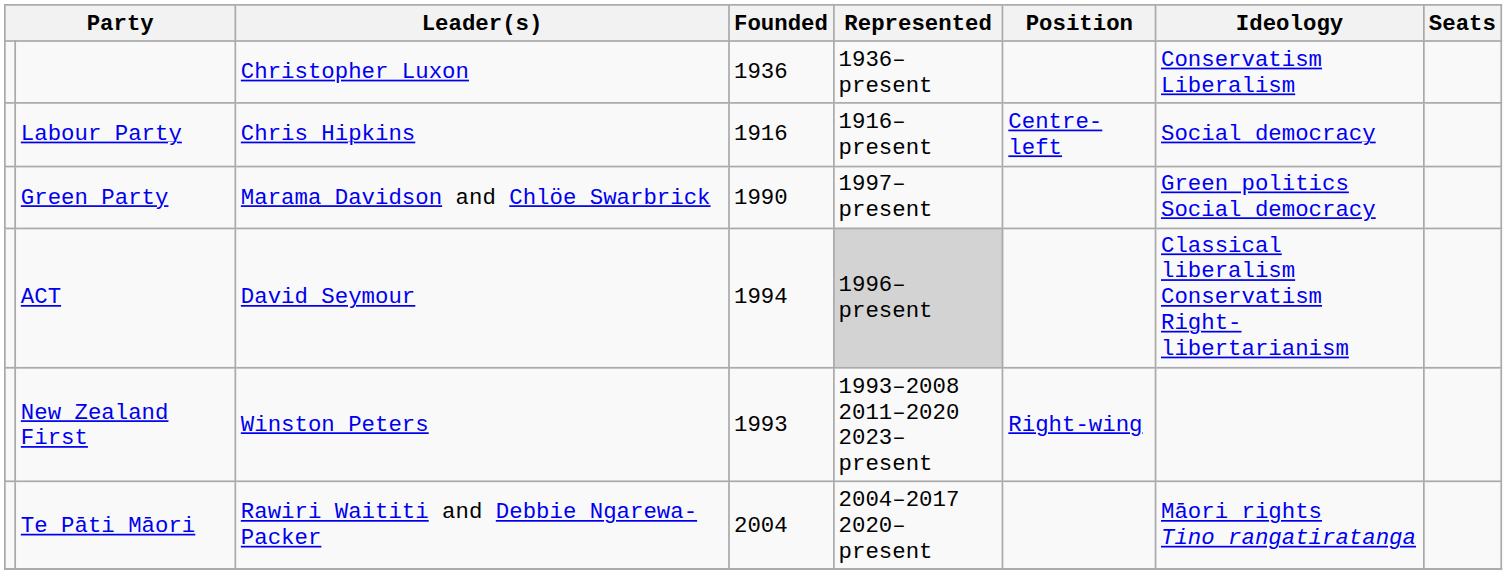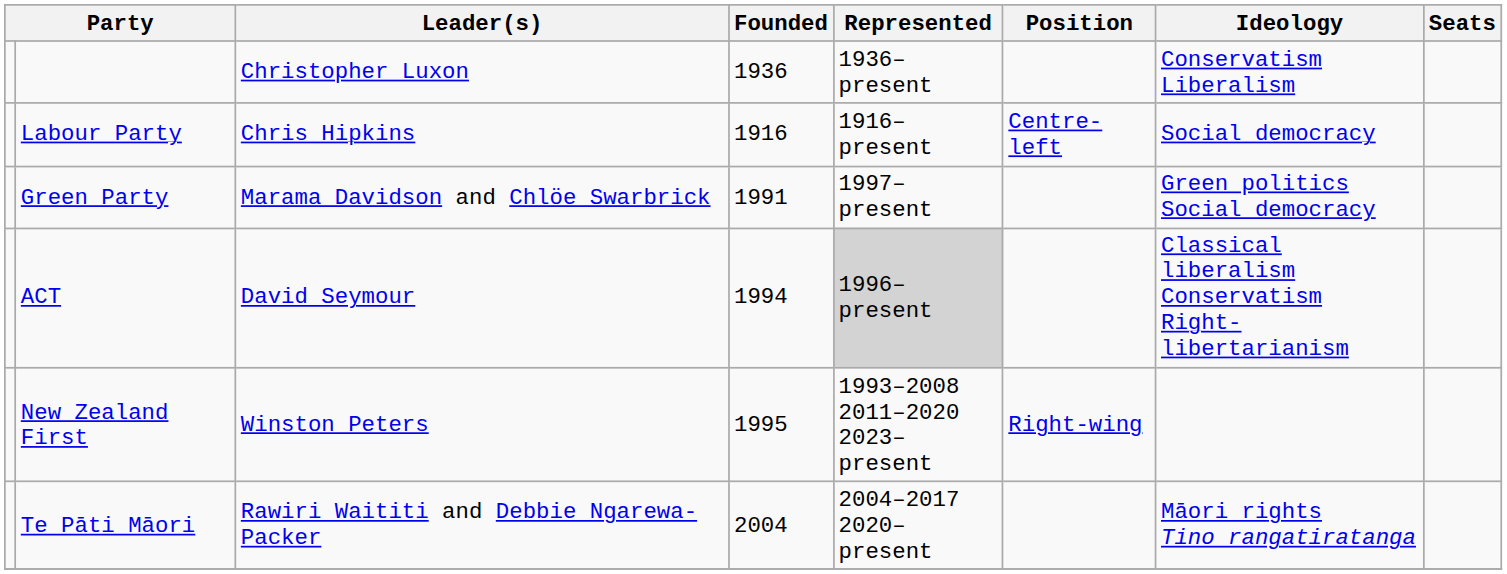(761, 197) 1990 -> (761, 197) 1991
(761, 425) 1993 -> (761, 425) 1995
